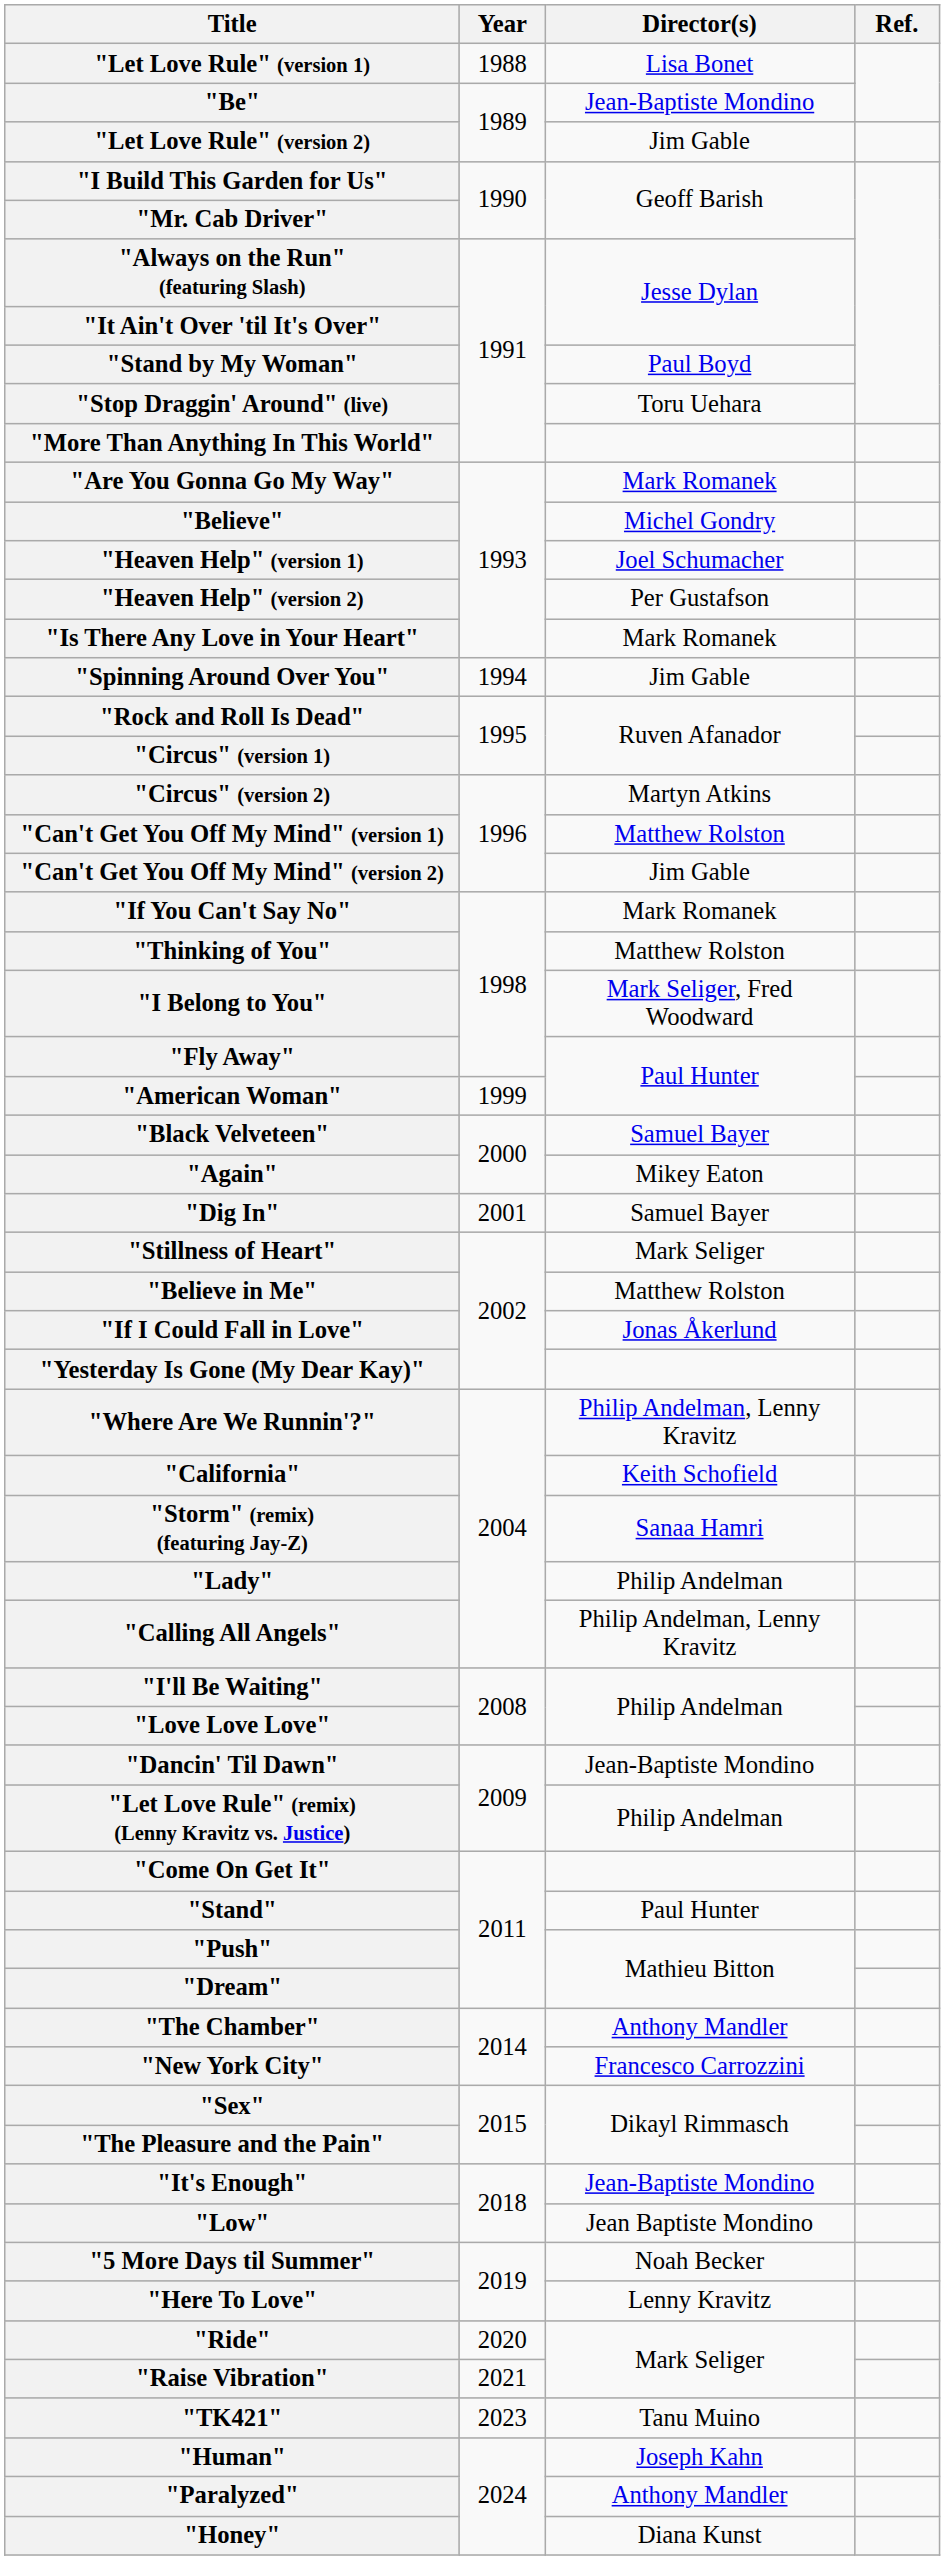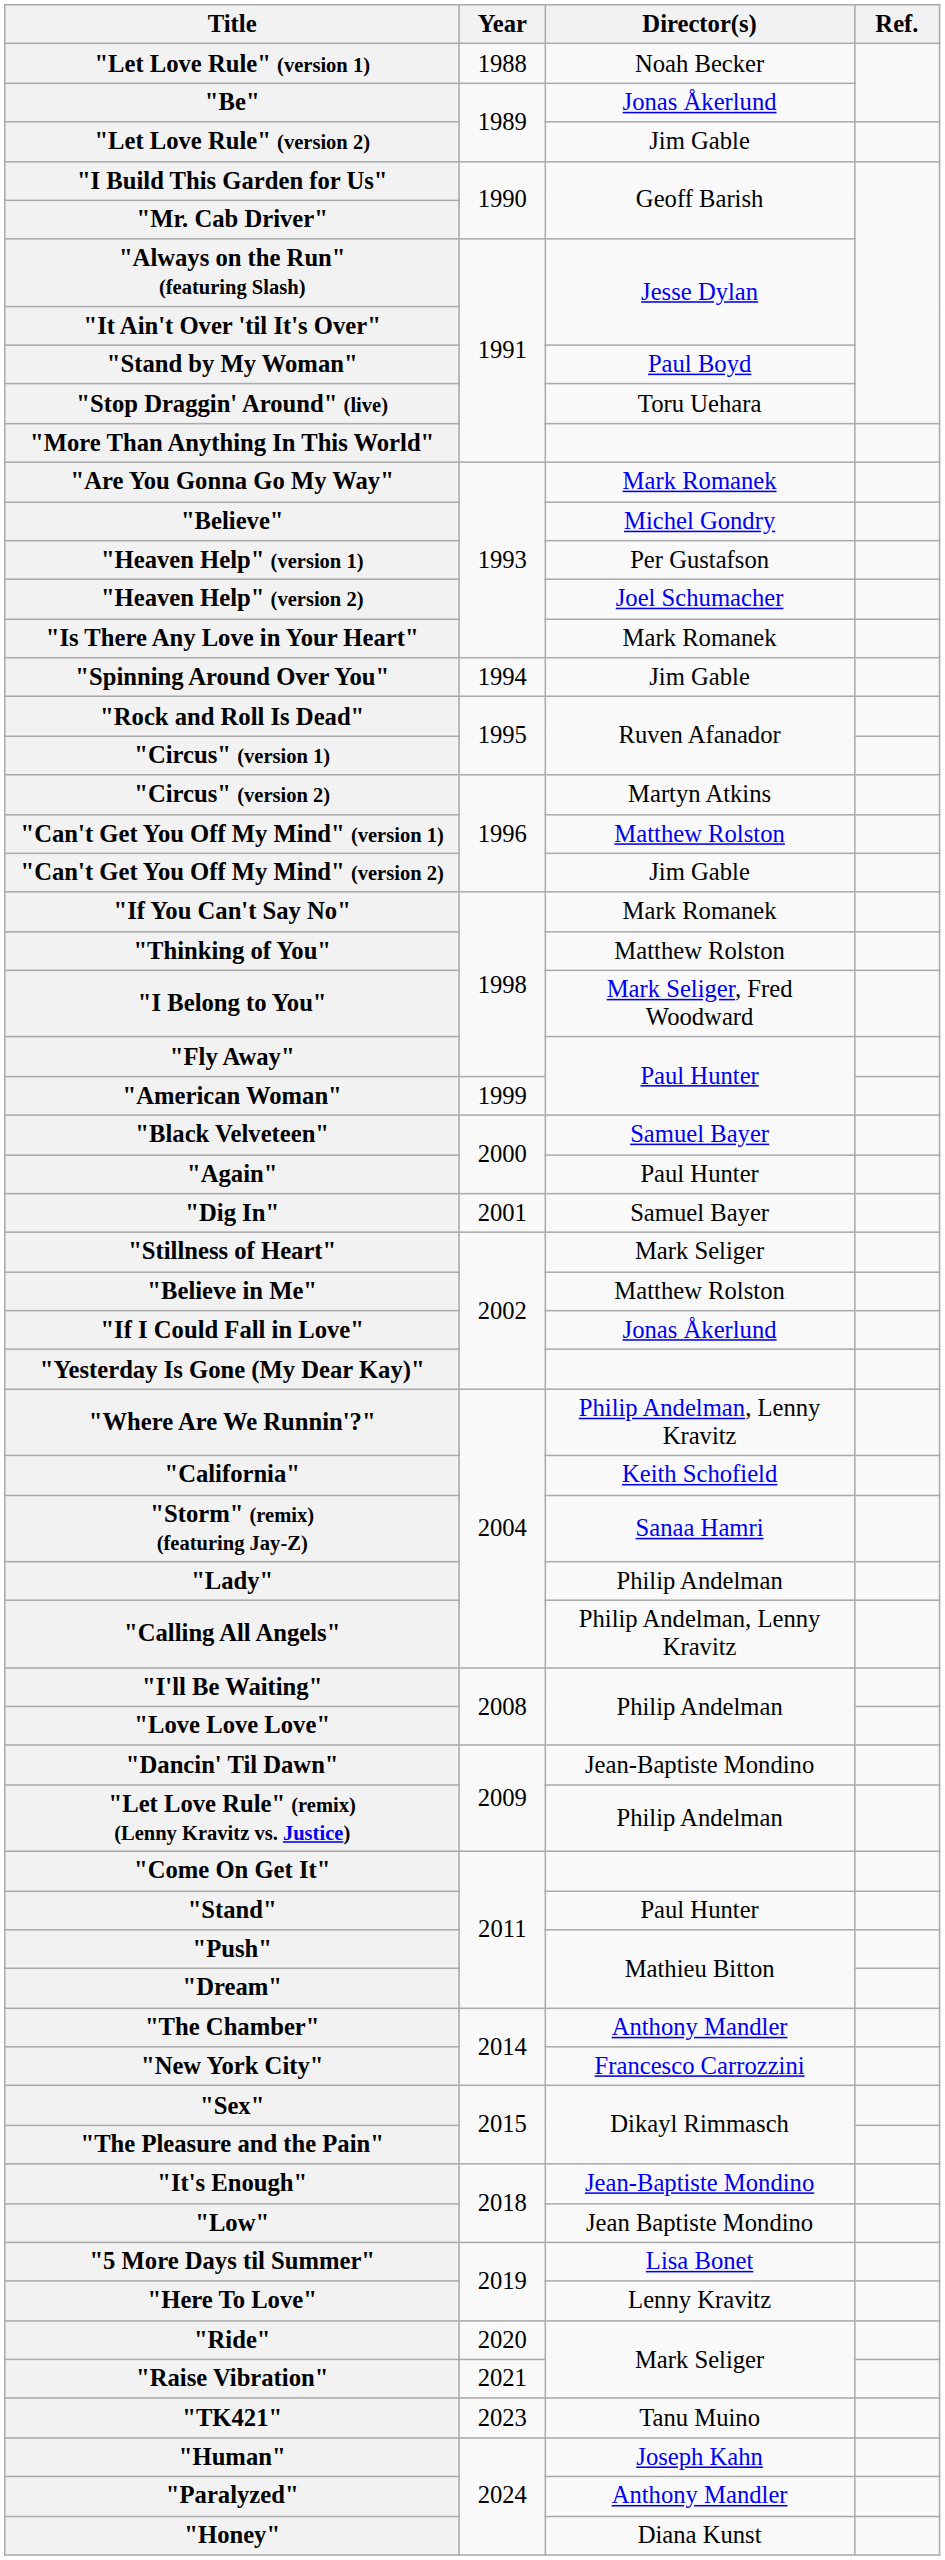(700, 63) Lisa Bonet -> (700, 63) Noah Becker
(700, 102) Jean-Baptiste Mondino -> (700, 102) Jonas Åkerlund
(700, 559) Joel Schumacher -> (700, 559) Per Gustafson
(700, 598) Per Gustafson -> (700, 598) Joel Schumacher
(700, 1173) Mikey Eaton -> (700, 1173) Paul Hunter
(700, 2261) Noah Becker -> (700, 2261) Lisa Bonet
